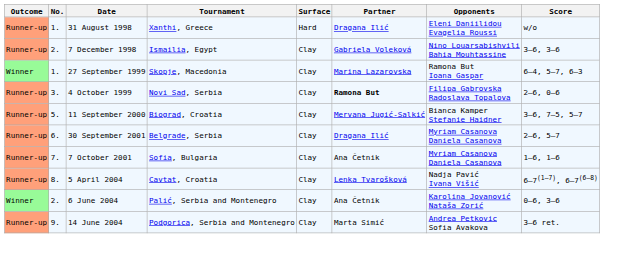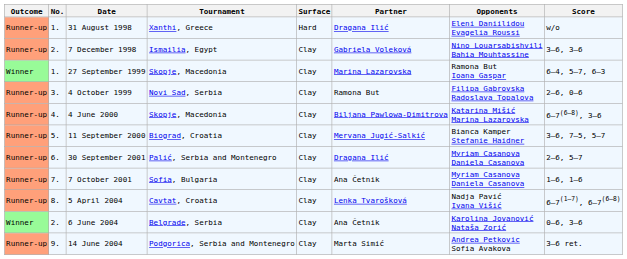(357, 92) bold -> (357, 92) normal
+ row: (93, 114)
(186, 135) Belgrade, Serbia -> (213, 157) Palić, Serbia and Montenegro
(213, 200) Palić, Serbia and Montenegro -> (186, 222) Belgrade, Serbia
